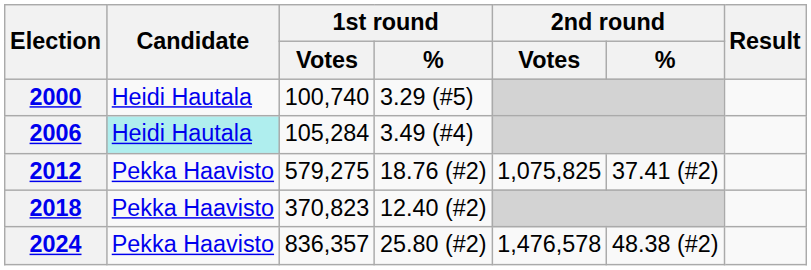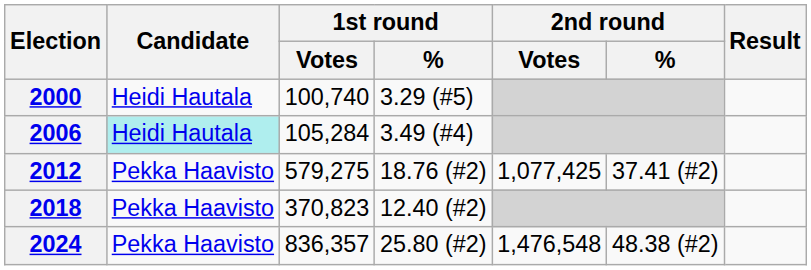(549, 171) 1,075,825 -> (549, 171) 1,077,425
(549, 245) 1,476,578 -> (549, 245) 1,476,548
